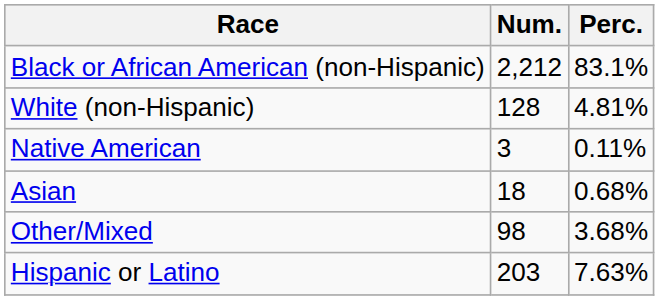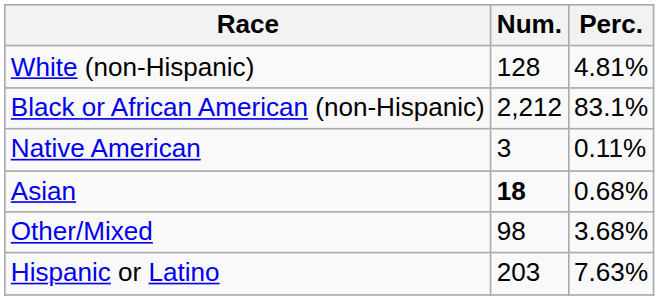rows swapped: (133, 107) <-> (248, 66)
(511, 190) normal -> (511, 190) bold
